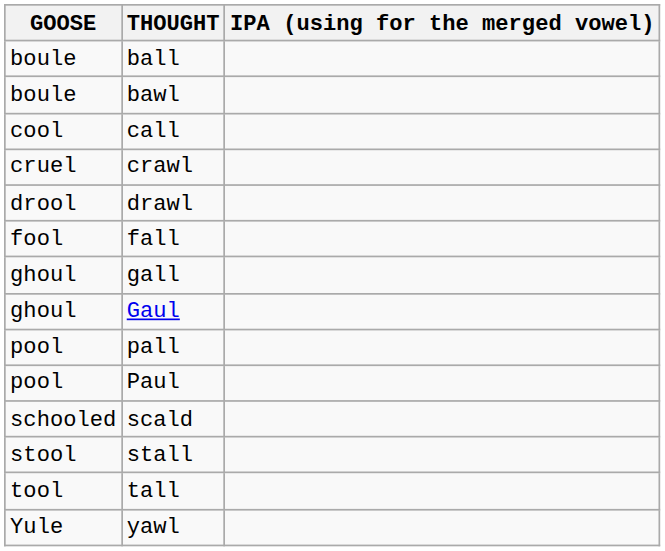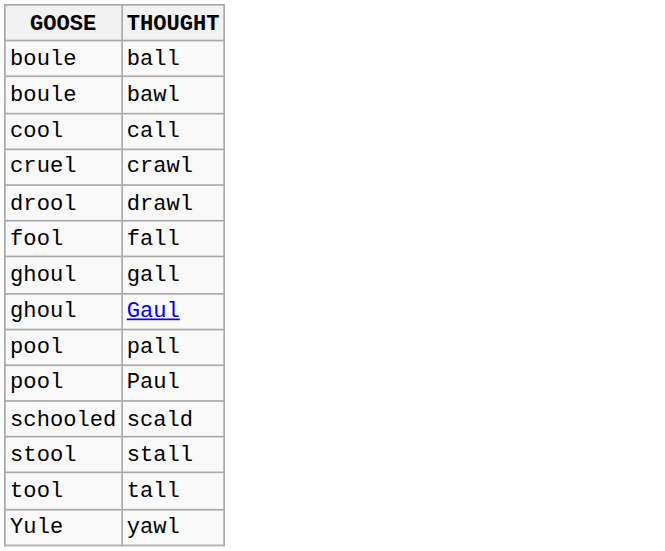- column: (442, 23)
